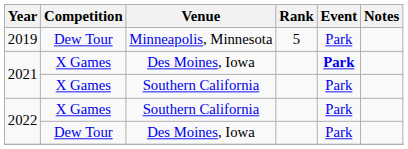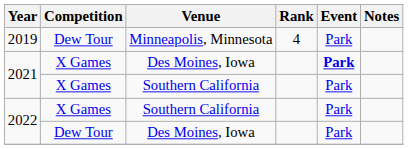(296, 39) 5 -> (296, 39) 4
